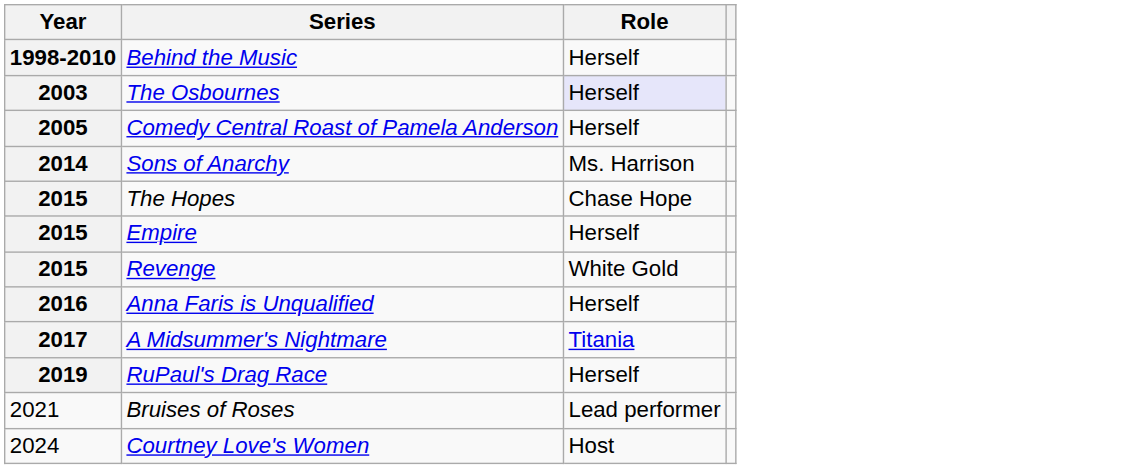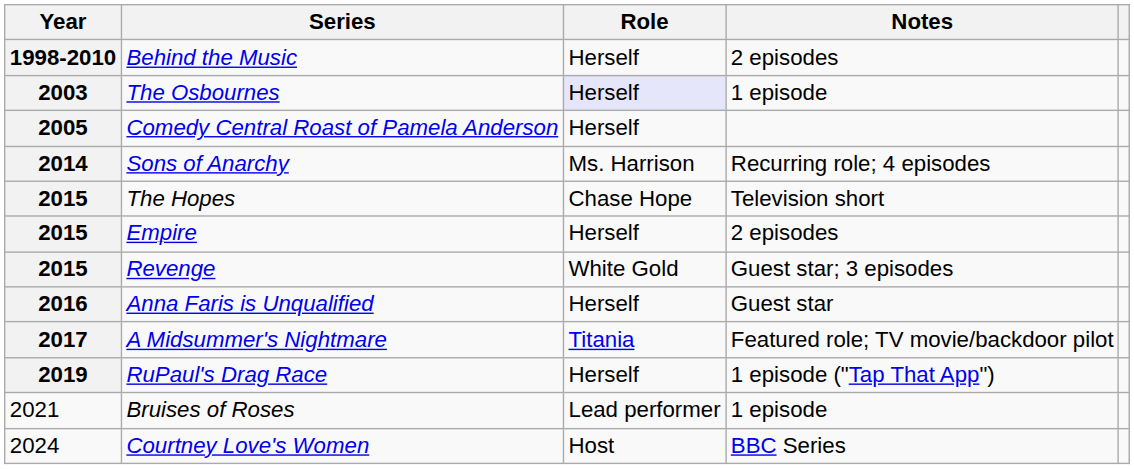+ column: (922, 22)
